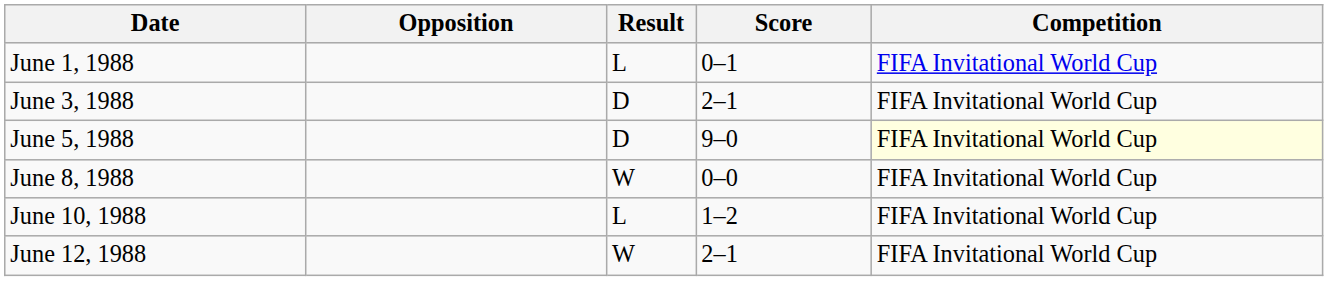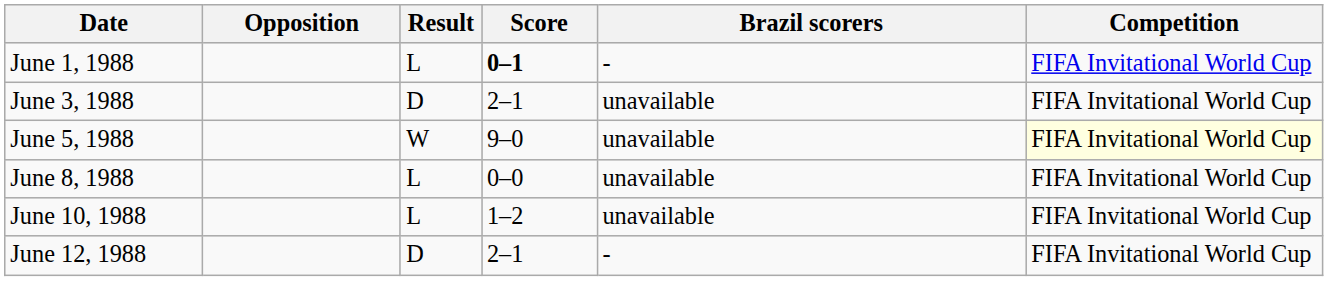+ column: (811, 23)
(720, 62) normal -> (505, 62) bold
(621, 139) D -> (418, 139) W
(624, 178) W -> (414, 178) L
(624, 255) W -> (415, 255) D
